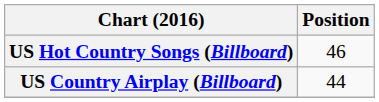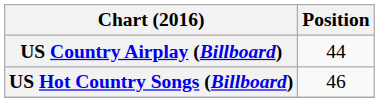rows swapped: (151, 81) <-> (151, 50)
